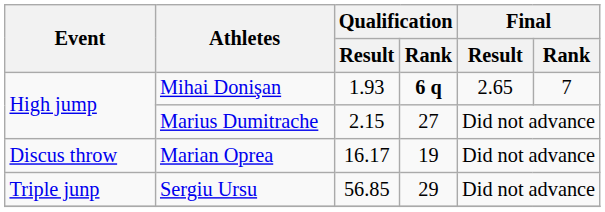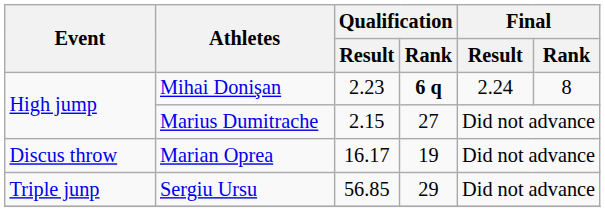(367, 88) 1.93 -> (367, 88) 2.23
(495, 88) 2.65 -> (495, 88) 2.24
(567, 88) 7 -> (567, 88) 8
